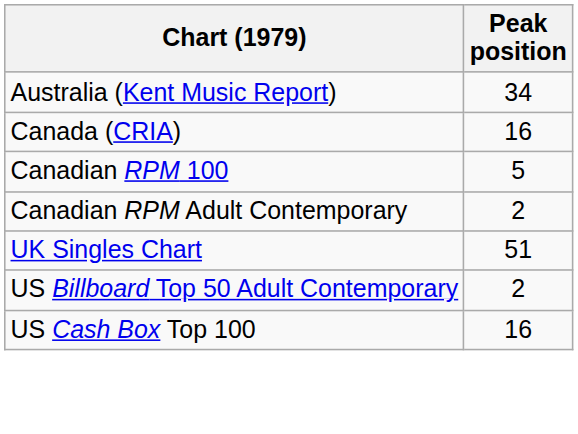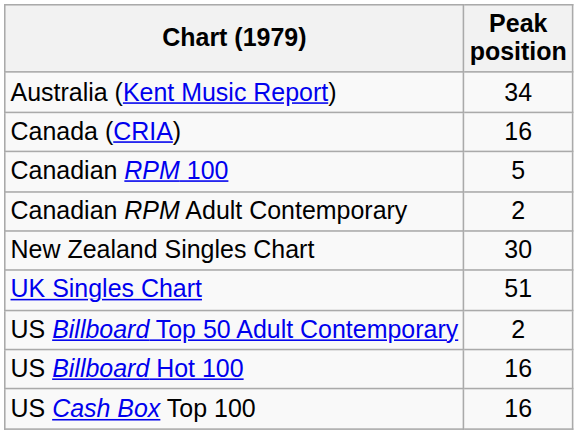+ row: (162, 250)
+ row: (127, 369)
